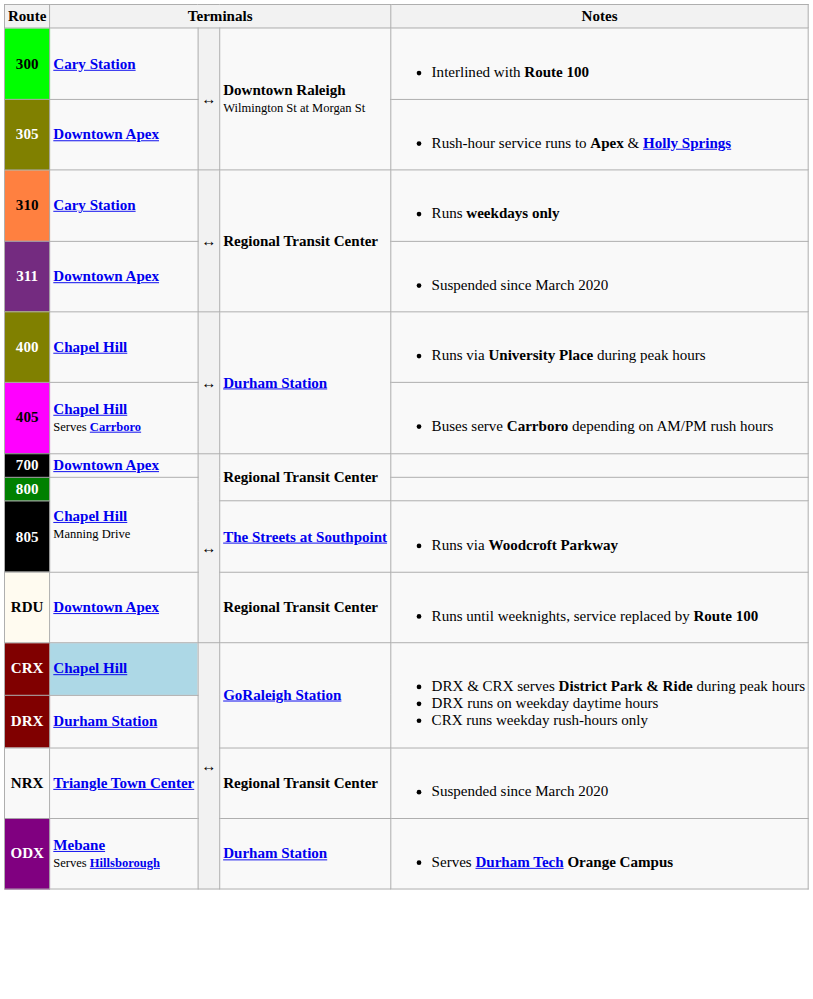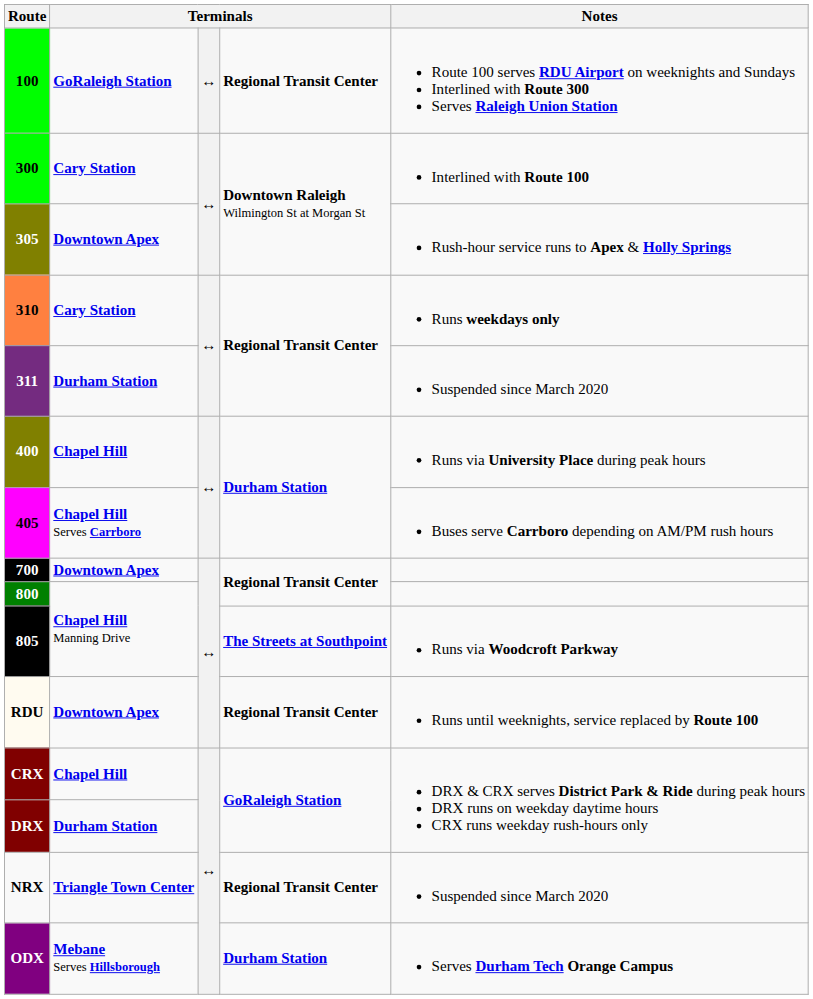+ row: (27, 80)
(106, 276) Downtown Apex -> (105, 381) Durham Station
(90, 669) lightblue background -> (90, 773) no background
